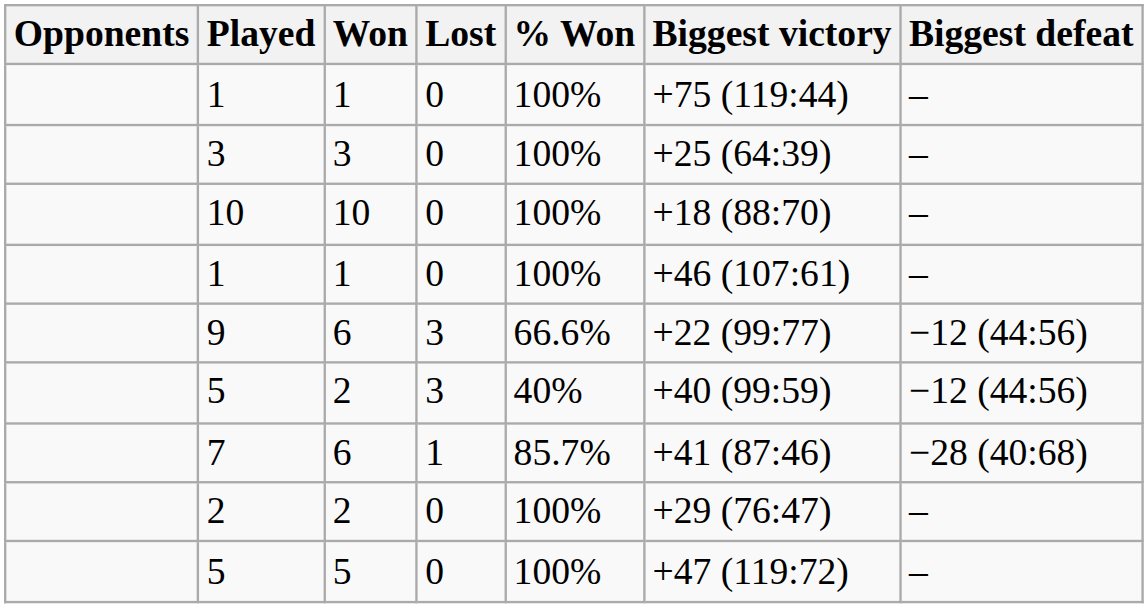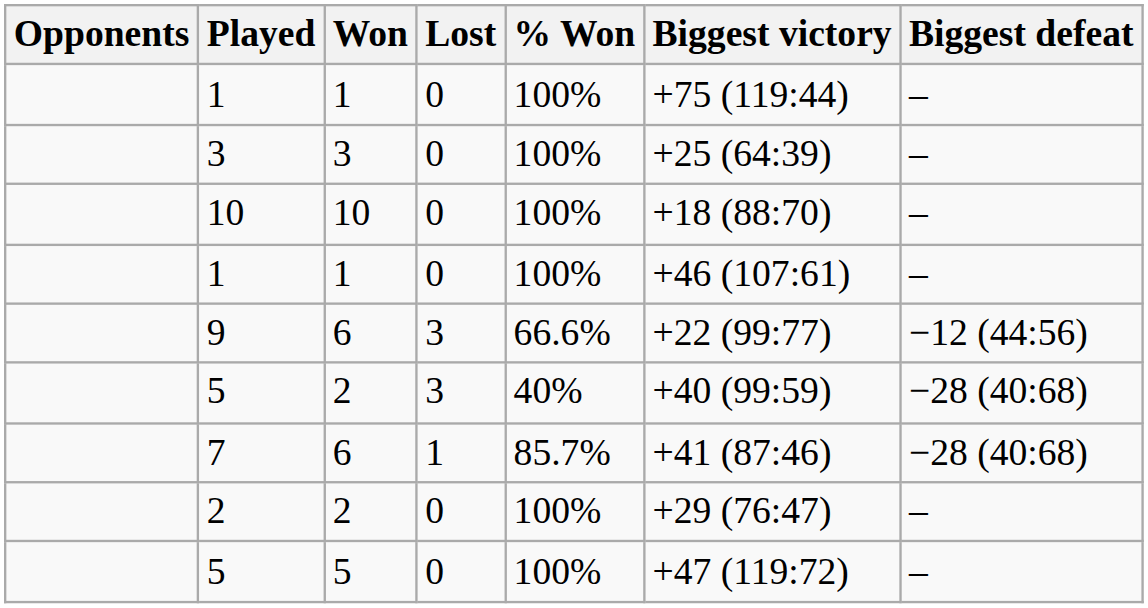(998, 392) −12 (44:56) -> (998, 392) −28 (40:68)
